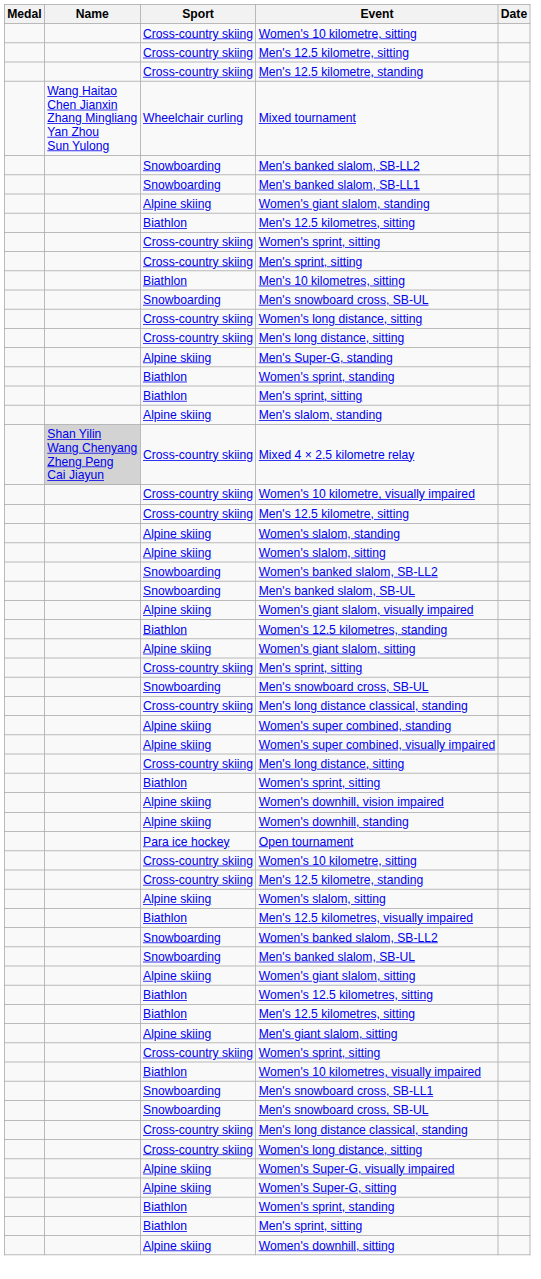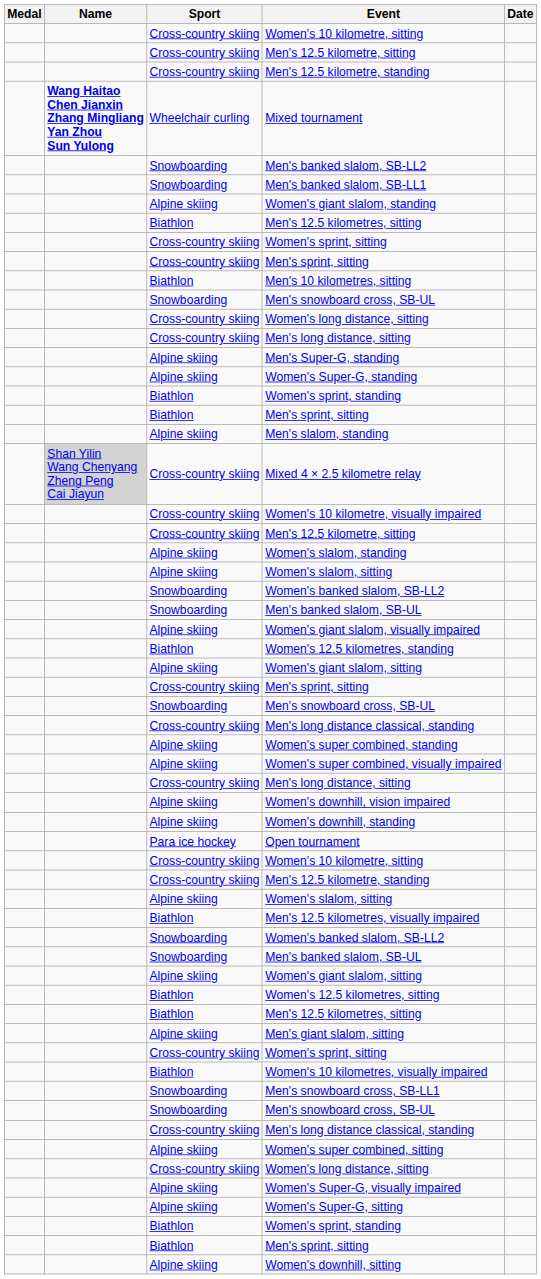(92, 118) normal -> (96, 118) bold
+ row: (184, 377)
- row: (165, 783)
+ row: (184, 1149)
